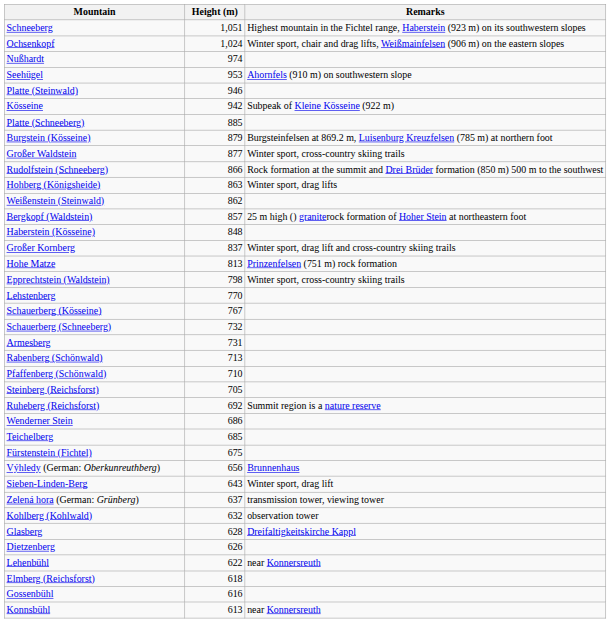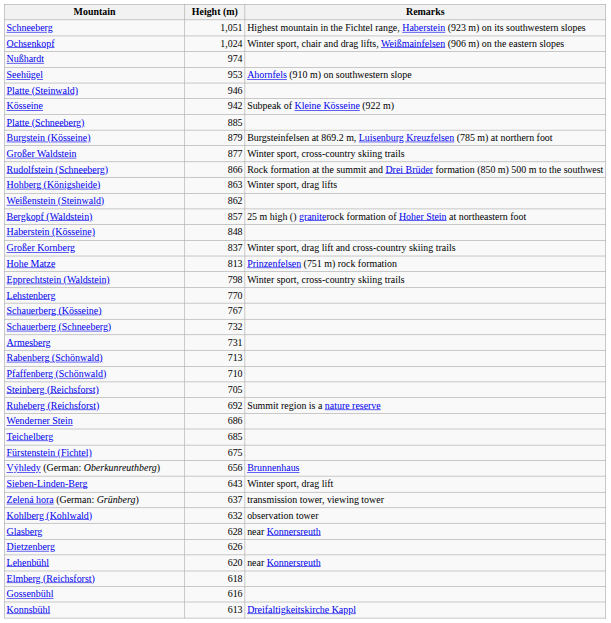(302, 531) Dreifaltigkeitskirche Kappl -> (284, 531) near Konnersreuth
(235, 563) 622 -> (235, 563) 620
(284, 610) near Konnersreuth -> (302, 610) Dreifaltigkeitskirche Kappl
